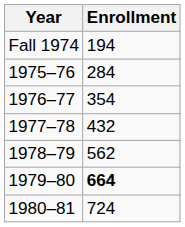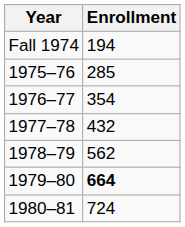(101, 72) 284 -> (101, 72) 285
